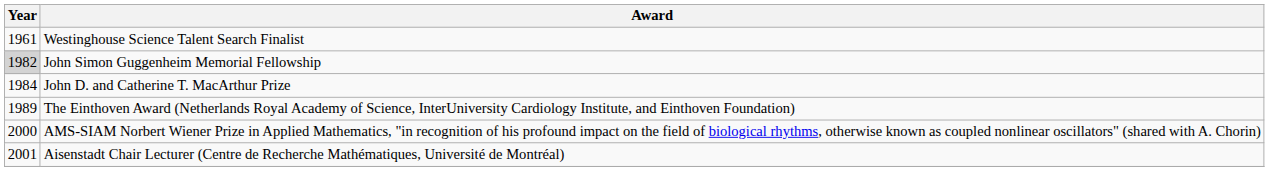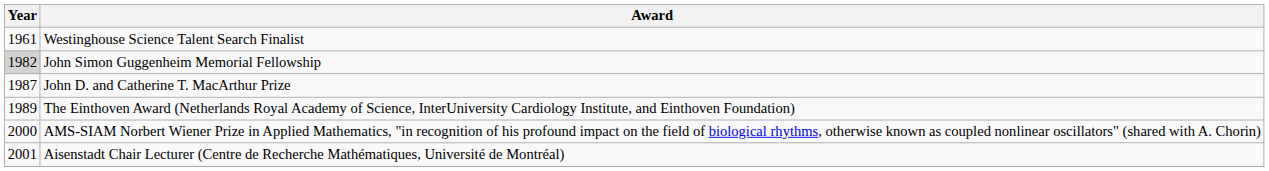(22, 85) 1984 -> (22, 85) 1987
